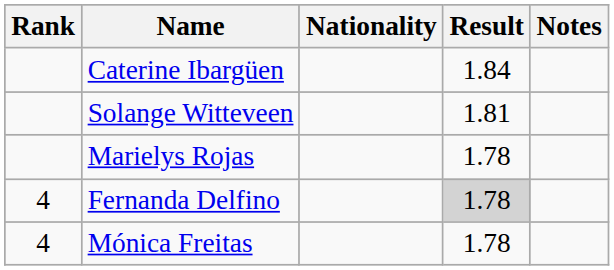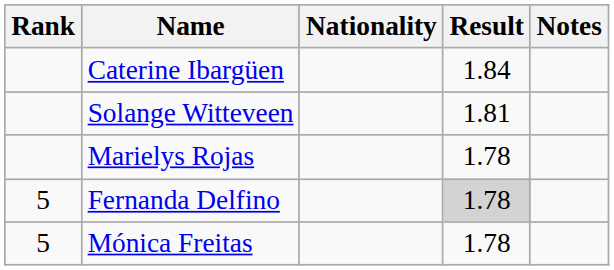(43, 199) 4 -> (43, 199) 5
(43, 243) 4 -> (43, 243) 5
